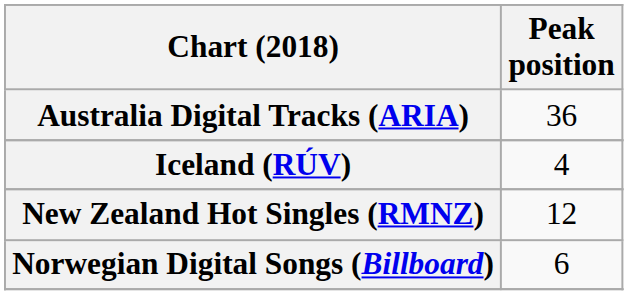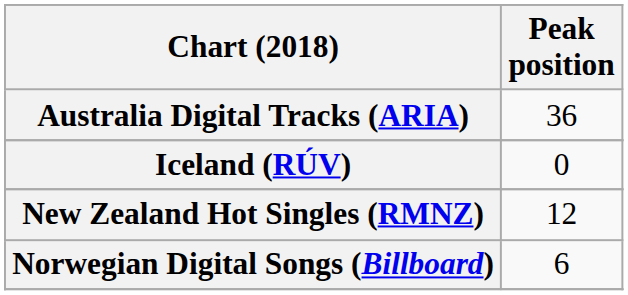(562, 164) 4 -> (562, 164) 0
